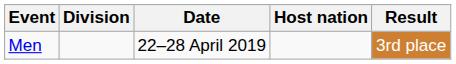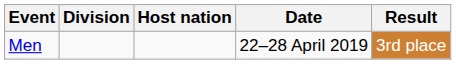columns swapped: (321, 18) <-> (202, 18)
